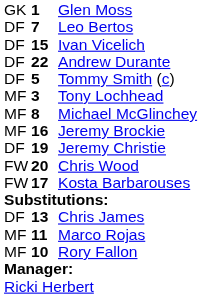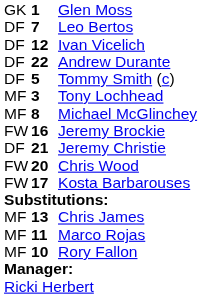(40, 44) 15 -> (40, 44) 12
(15, 131) MF -> (16, 131) FW
(40, 148) 19 -> (40, 148) 21
(14, 217) DF -> (15, 217) MF
